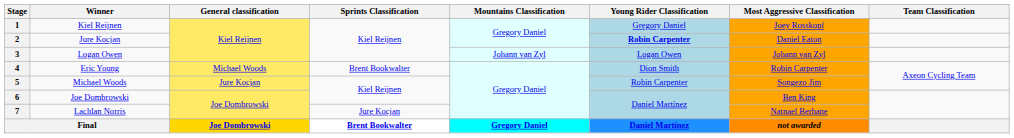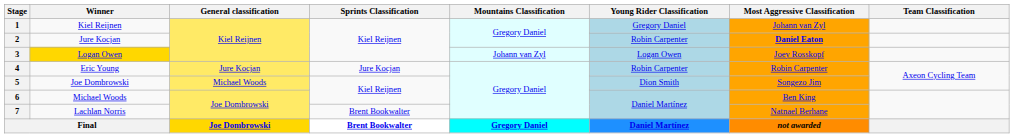(799, 26) Joey Rosskopf -> (799, 26) Johann van Zyl
(659, 40) bold -> (659, 40) normal
(799, 40) normal -> (799, 40) bold
(100, 54) no background -> (100, 54) gold background
(799, 54) Johann van Zyl -> (799, 54) Joey Rosskopf
(240, 69) Michael Woods -> (240, 69) Jure Kocjan
(380, 69) Brent Bookwalter -> (380, 69) Jure Kocjan
(659, 69) Dion Smith -> (659, 69) Robin Carpenter
(100, 83) Michael Woods -> (100, 83) Joe Dombrowski
(240, 83) Jure Kocjan -> (240, 83) Michael Woods
(659, 83) Robin Carpenter -> (659, 83) Dion Smith
(100, 97) Joe Dombrowski -> (100, 97) Michael Woods
(380, 111) Jure Kocjan -> (380, 111) Brent Bookwalter
